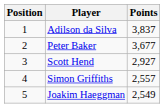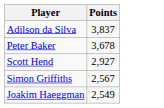- column: (25, 12)
(144, 45) 3,677 -> (103, 45) 3,678
(144, 78) 2,557 -> (103, 78) 2,567
